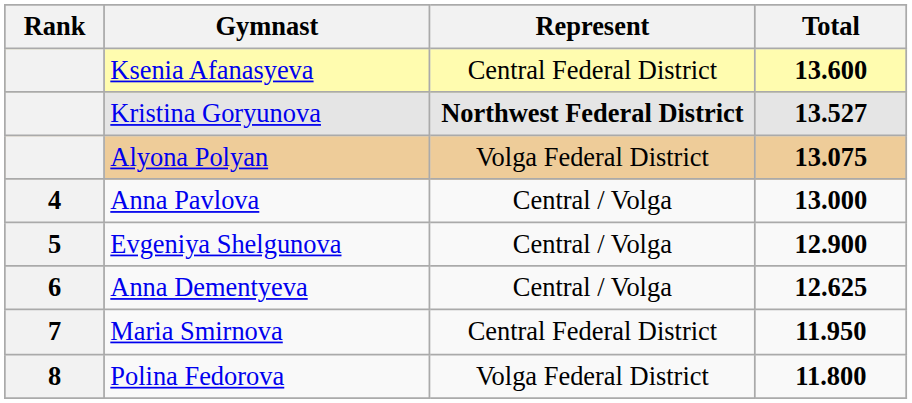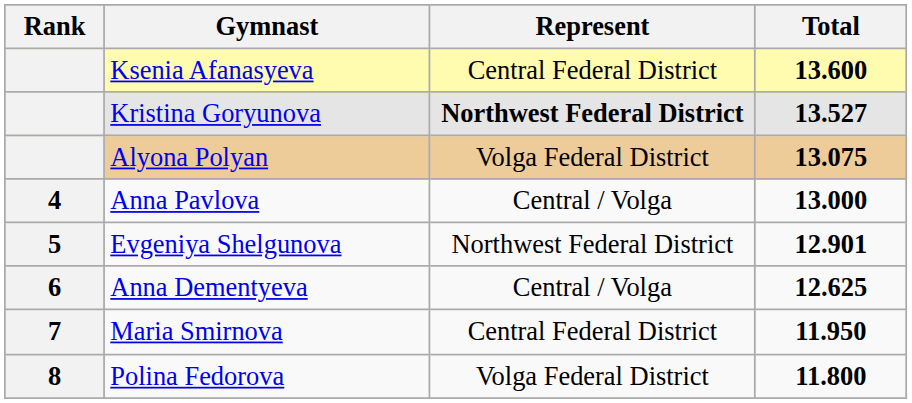(592, 244) Central / Volga -> (592, 244) Northwest Federal District
(831, 244) 12.900 -> (831, 244) 12.901
